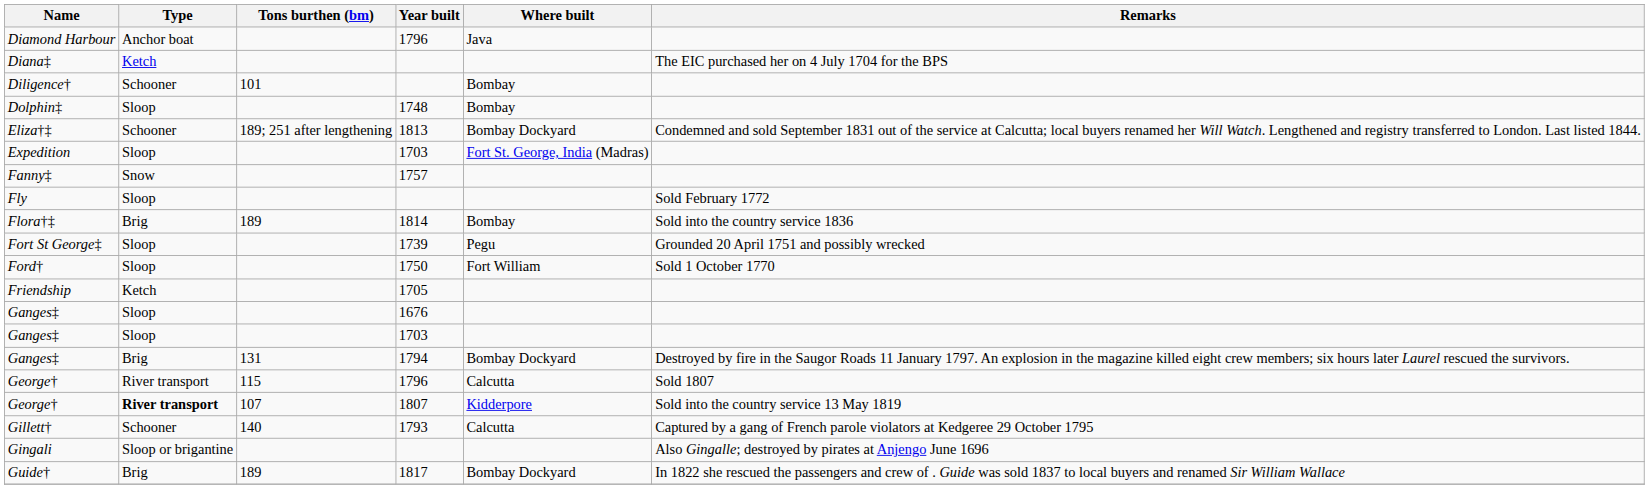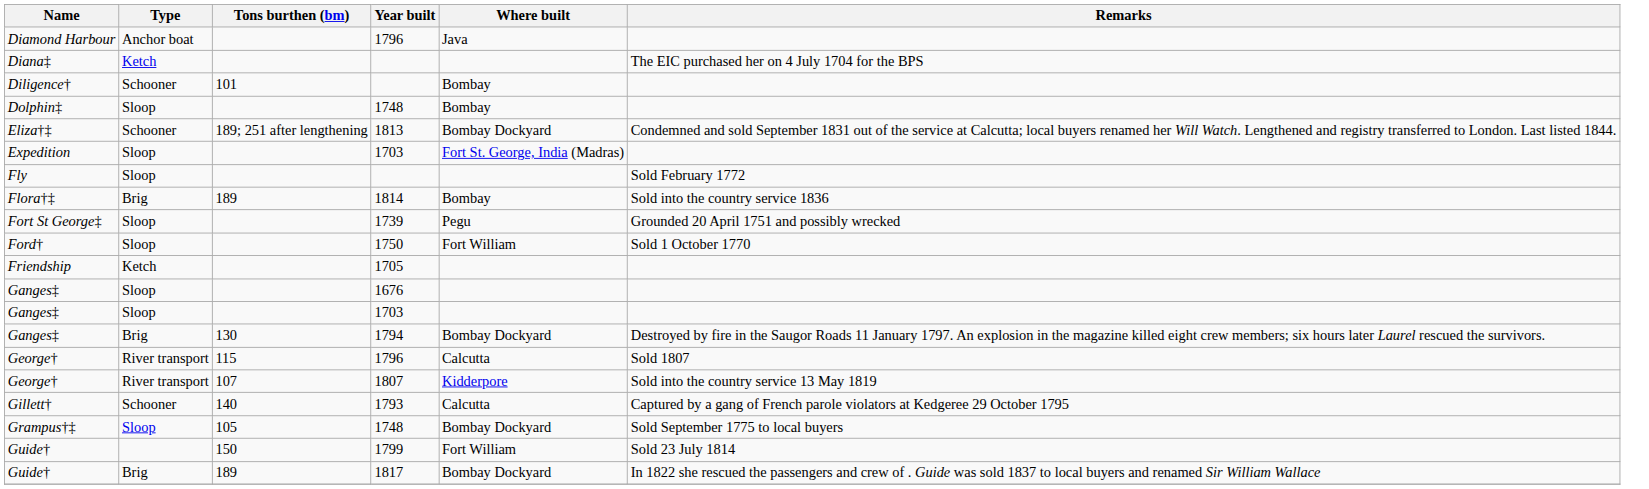- row: (30, 175)
(251, 358) 131 -> (226, 335) 130
(170, 404) bold -> (165, 381) normal
- row: (30, 449)
+ row: (42, 426)
+ row: (29, 449)
